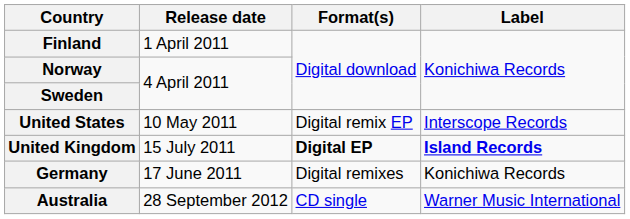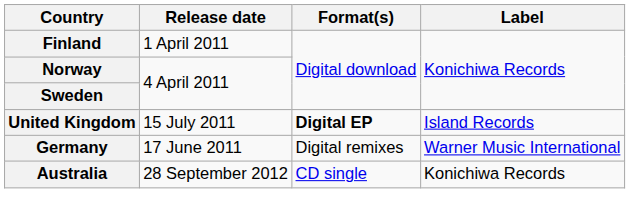- row: (72, 122)
(483, 148) bold -> (479, 122) normal
(495, 174) Konichiwa Records -> (522, 148) Warner Music International
(522, 200) Warner Music International -> (495, 174) Konichiwa Records
